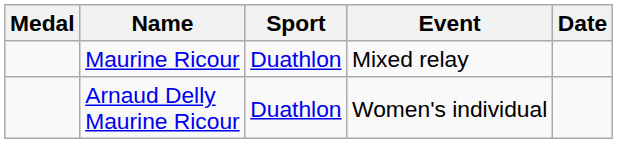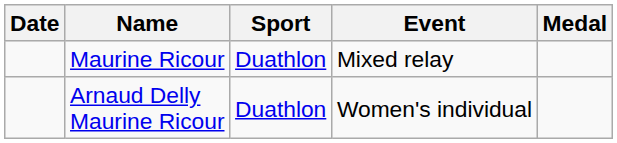columns swapped: (42, 23) <-> (582, 23)
